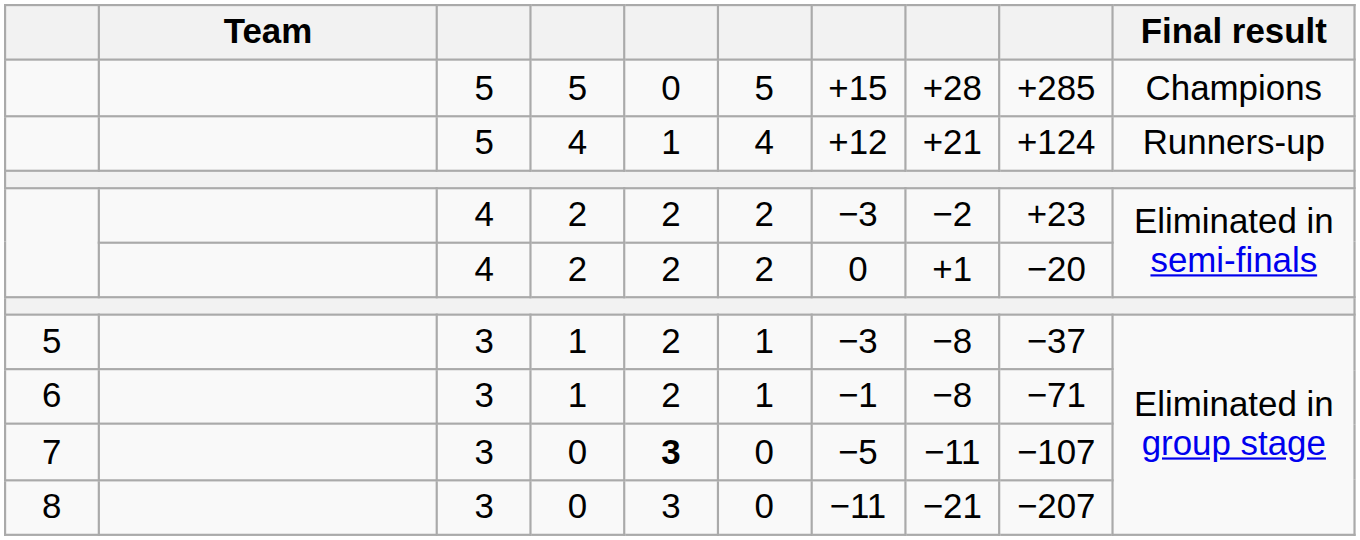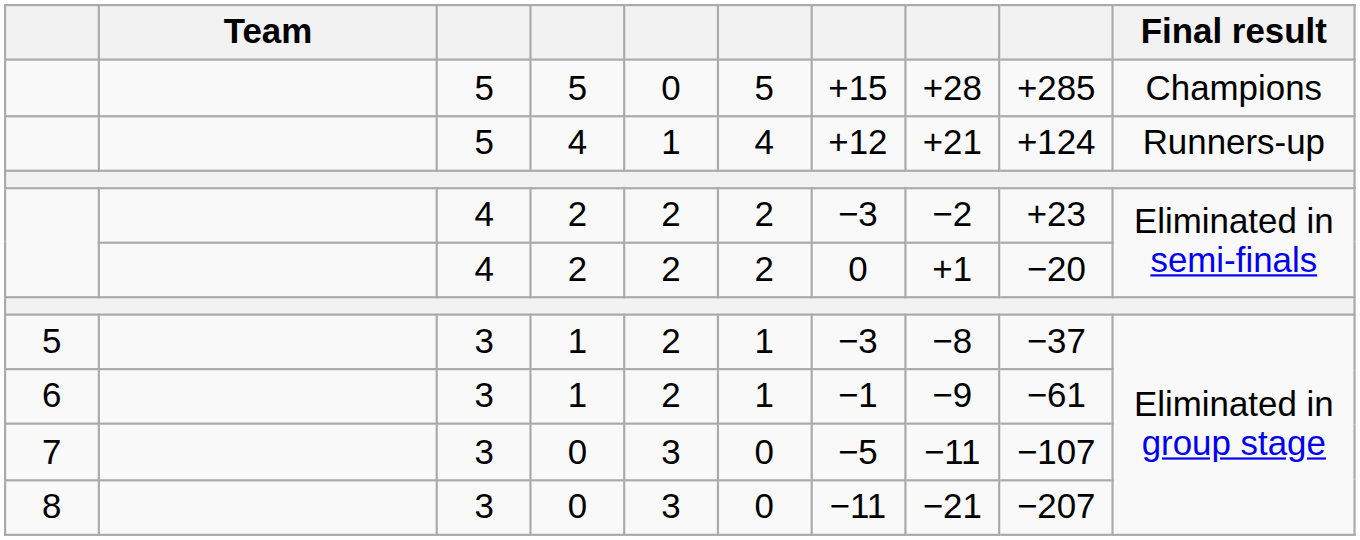(952, 396) −8 -> (952, 396) −9
(1056, 396) −71 -> (1056, 396) −61
(671, 451) bold -> (671, 451) normal
